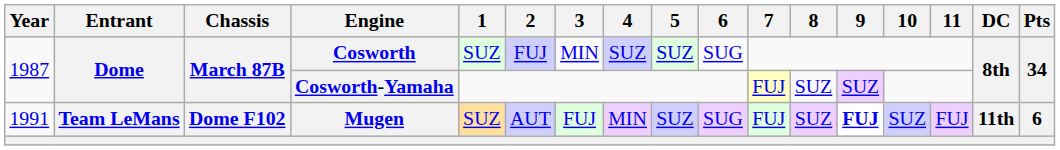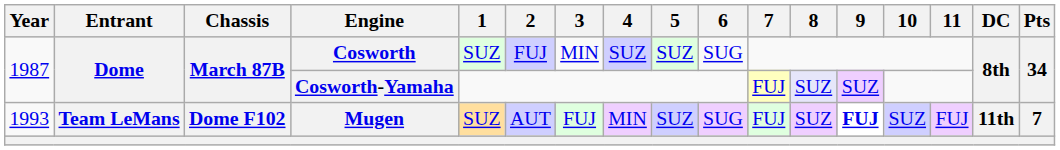(813, 85) no background -> (813, 85) lavender background
(29, 118) 1991 -> (29, 118) 1993
(1037, 118) 6 -> (1037, 118) 7
